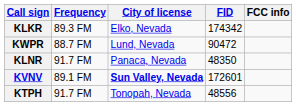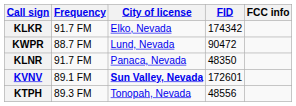(73, 28) 89.3 FM -> (73, 28) 91.7 FM
(73, 93) 91.7 FM -> (73, 93) 89.3 FM
